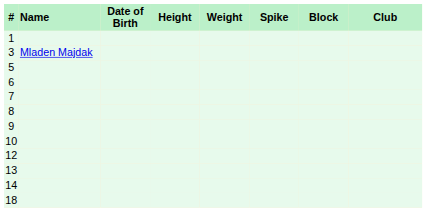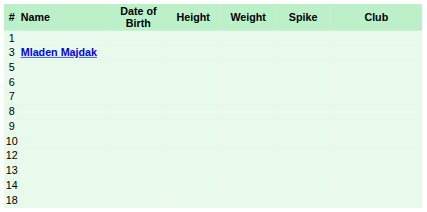- column: (324, 17)
(56, 53) normal -> (59, 53) bold
